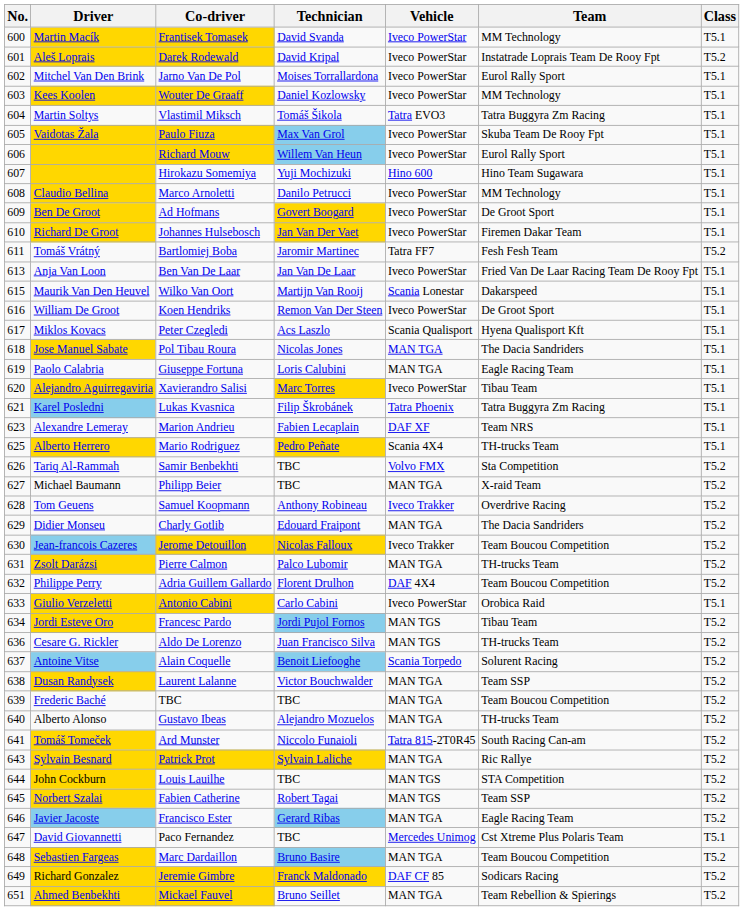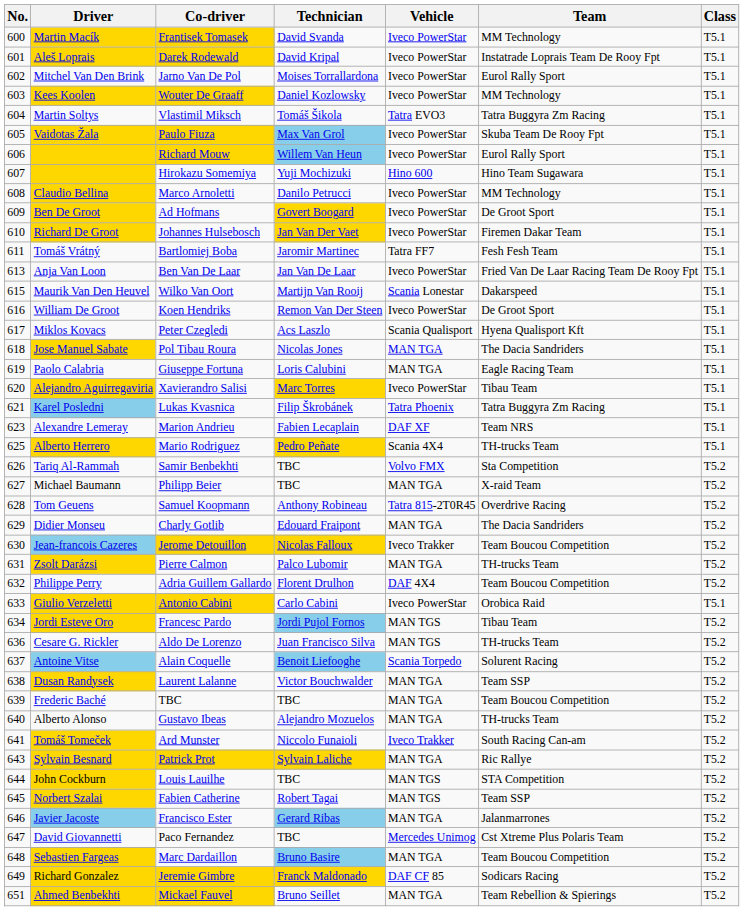(715, 56) T5.2 -> (715, 56) T5.1
(715, 251) T5.2 -> (715, 251) T5.1
(421, 505) Iveco Trakker -> (432, 505) Tatra 815-2T0R45
(432, 739) Tatra 815-2T0R45 -> (421, 739) Iveco Trakker
(527, 817) Eagle Racing Team -> (515, 817) Jalanmarrones
(715, 837) T5.1 -> (715, 837) T5.2
